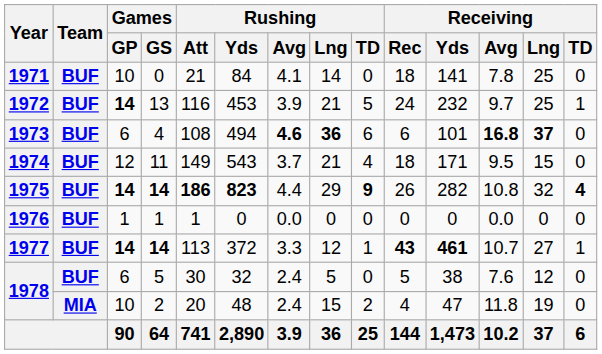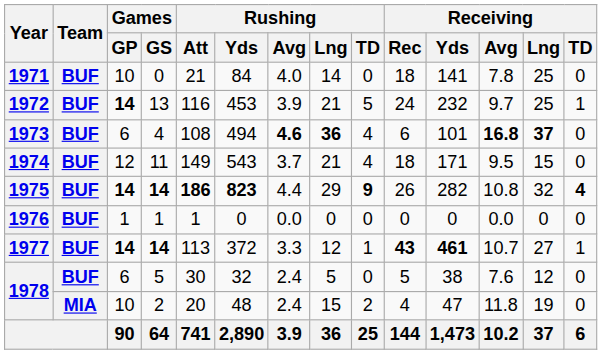(289, 76) 4.1 -> (289, 76) 4.0
(368, 133) 6 -> (368, 133) 4
